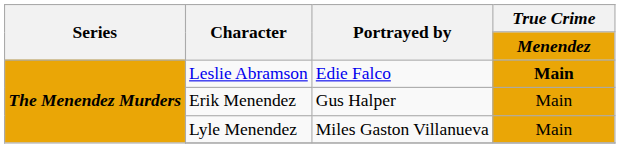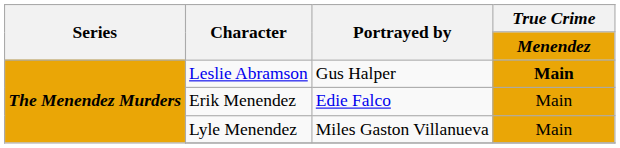(353, 73) Edie Falco -> (356, 73) Gus Halper
(356, 101) Gus Halper -> (353, 101) Edie Falco
